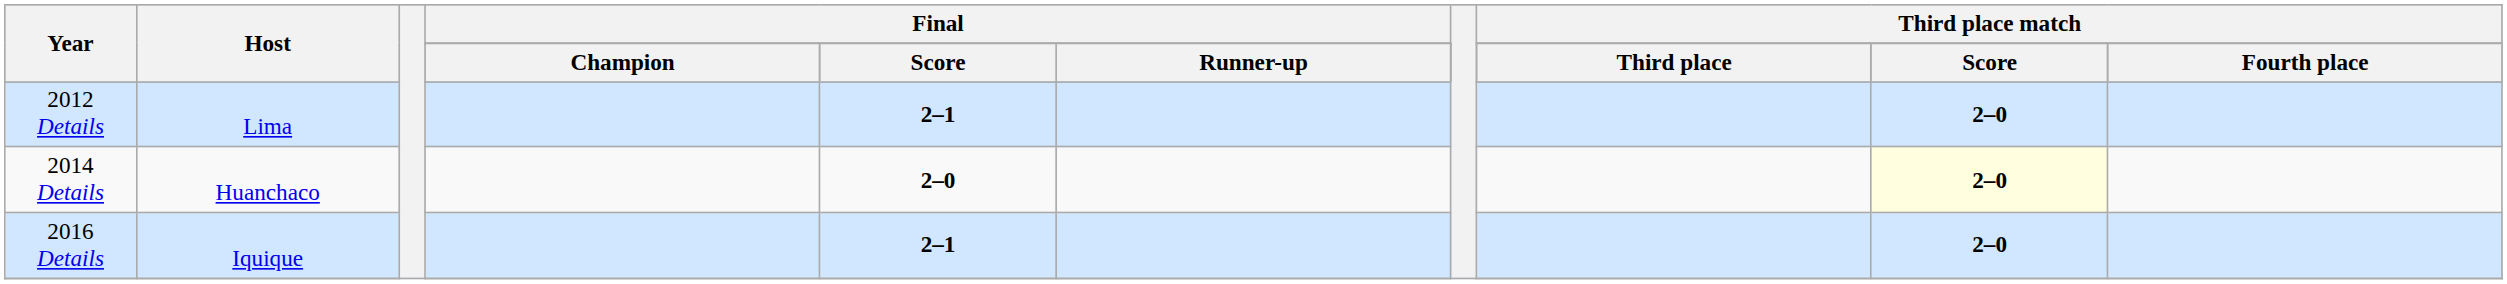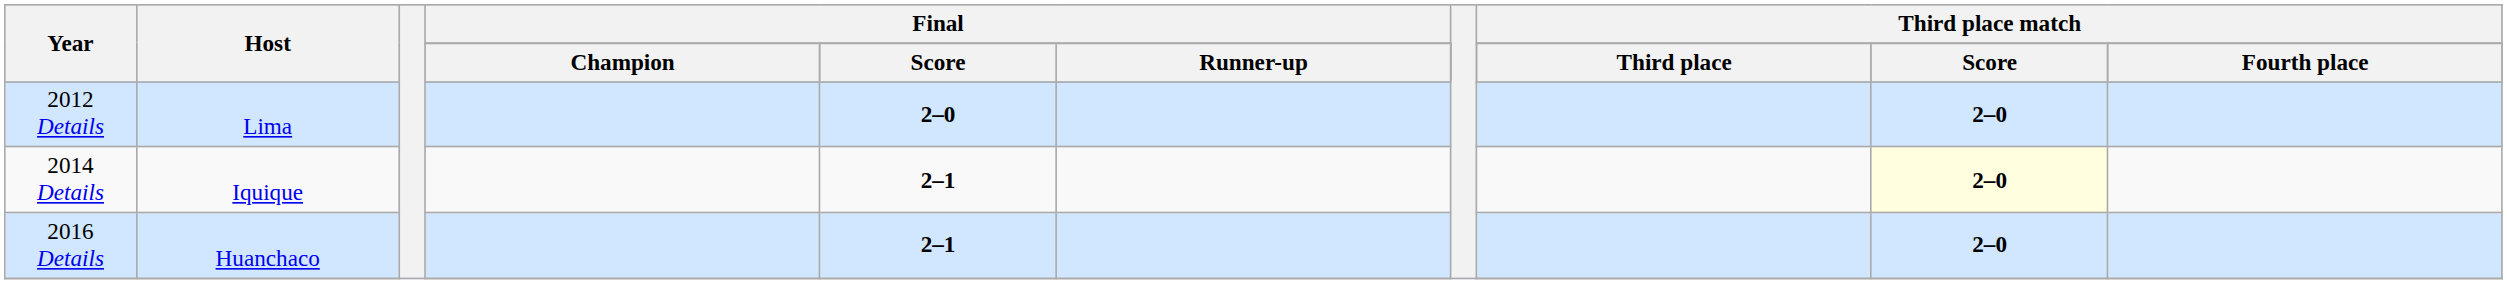(938, 114) 2–1 -> (938, 114) 2–0
(268, 193) Huanchaco -> (268, 193) Iquique
(938, 179) 2–0 -> (938, 179) 2–1
(268, 259) Iquique -> (268, 259) Huanchaco
